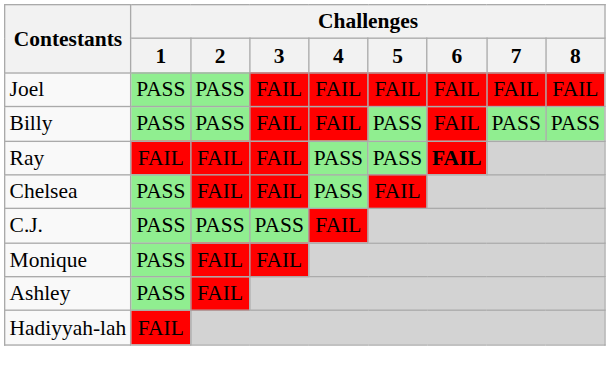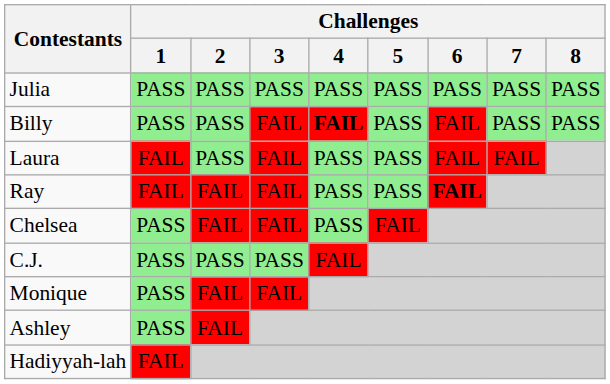+ row: (30, 89)
- row: (27, 89)
(338, 123) normal -> (339, 123) bold
+ row: (35, 157)
